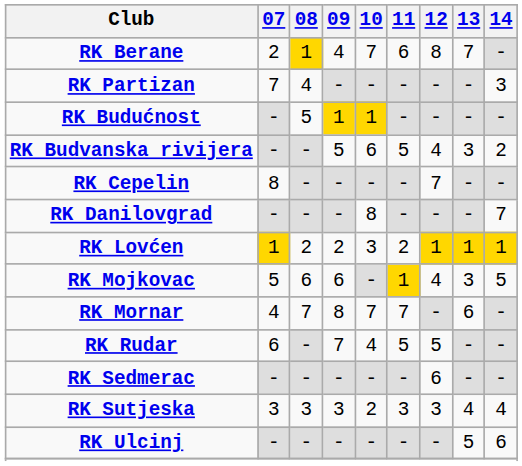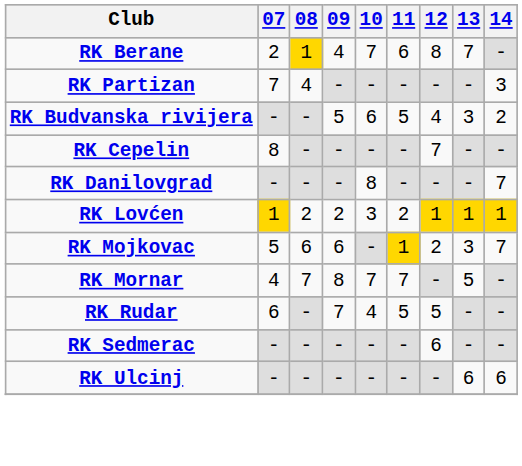- row: (131, 118)
(436, 280) 4 -> (436, 248) 2
(501, 280) 5 -> (501, 248) 7
(469, 313) 6 -> (469, 280) 5
- row: (131, 410)
(469, 442) 5 -> (469, 377) 6
